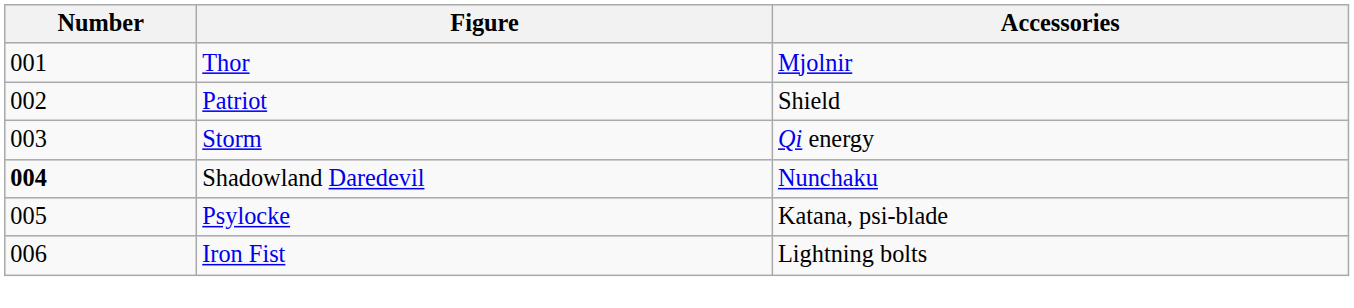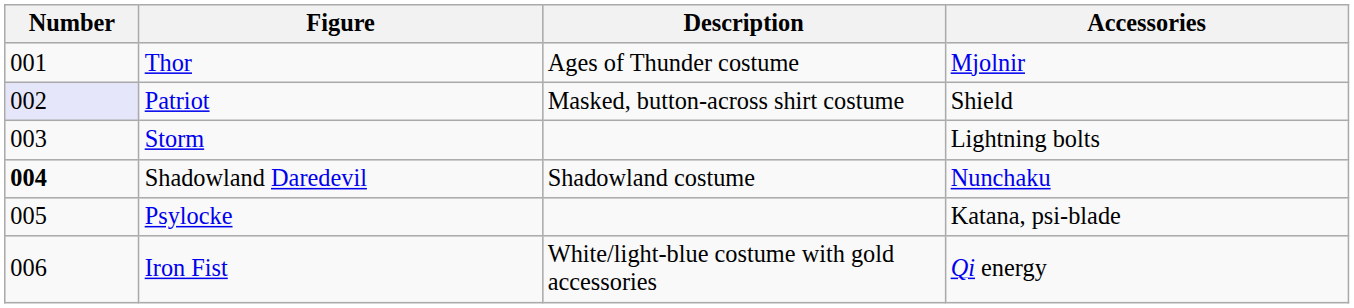+ column: (744, 23)
(29, 100) no background -> (29, 100) lavender background
(826, 139) Qi energy -> (1025, 139) Lightning bolts
(853, 255) Lightning bolts -> (999, 268) Qi energy
